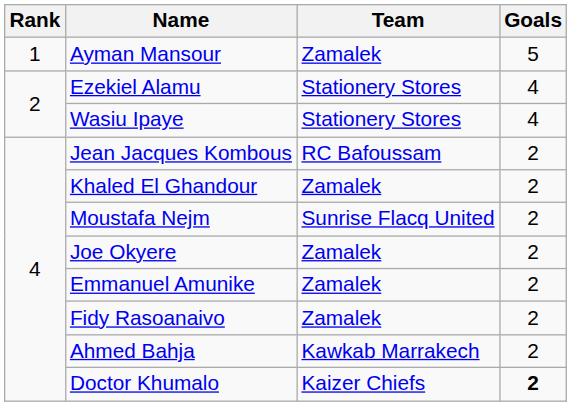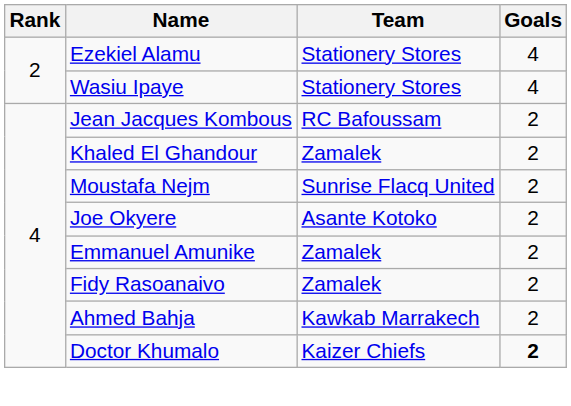- row: (145, 53)
(341, 251) Zamalek -> (369, 218) Asante Kotoko
